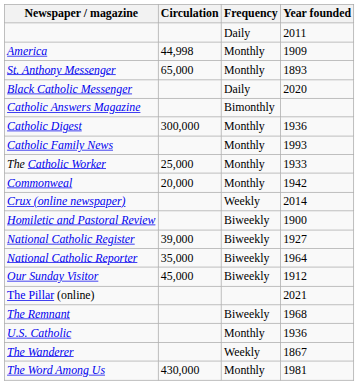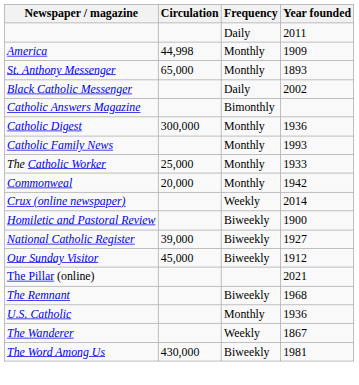(295, 88) 2020 -> (295, 88) 2002
- row: (72, 257)
(244, 370) Monthly -> (247, 351) Biweekly
